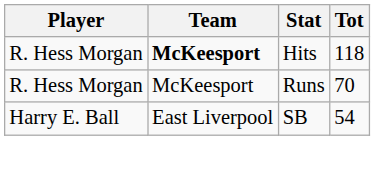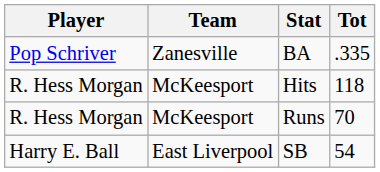+ row: (297, 53)
(206, 53) bold -> (203, 85) normal
